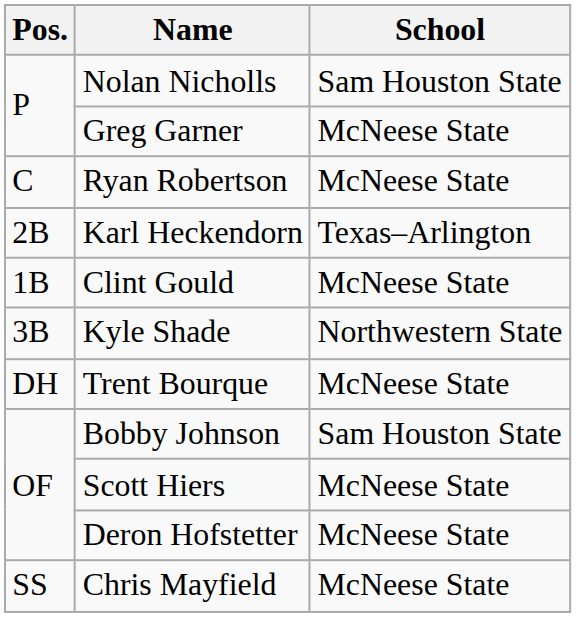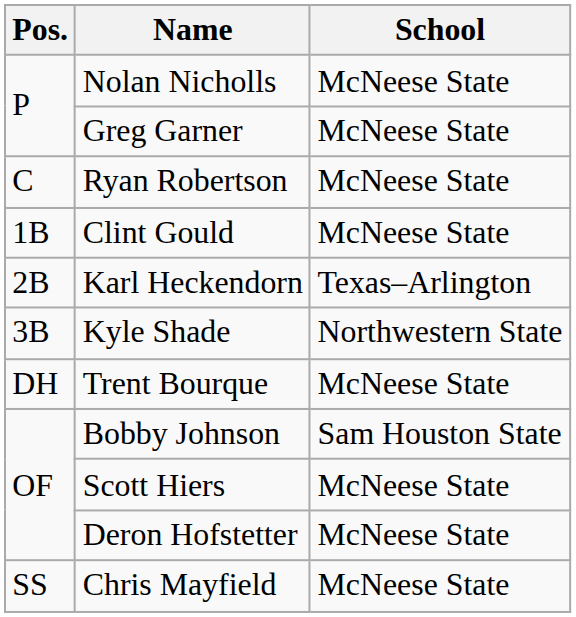(440, 80) Sam Houston State -> (413, 80) McNeese State
rows swapped: (158, 282) <-> (193, 231)
